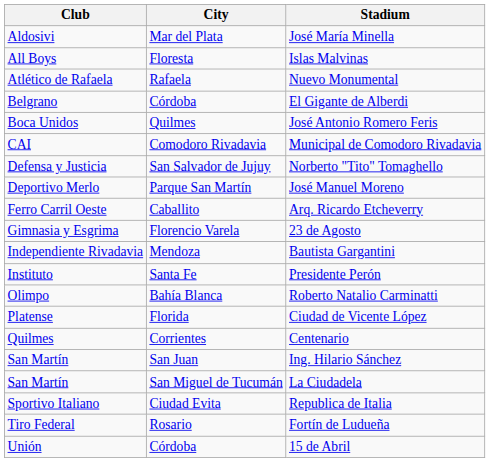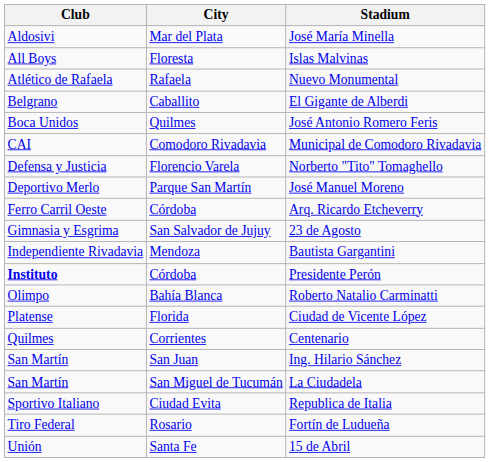(173, 101) Córdoba -> (174, 101) Caballito
(210, 166) San Salvador de Jujuy -> (194, 166) Florencio Varela
(174, 209) Caballito -> (173, 209) Córdoba
(194, 230) Florencio Varela -> (210, 230) San Salvador de Jujuy
(30, 274) normal -> (33, 274) bold
(173, 274) Santa Fe -> (173, 274) Córdoba
(173, 446) Córdoba -> (173, 446) Santa Fe
